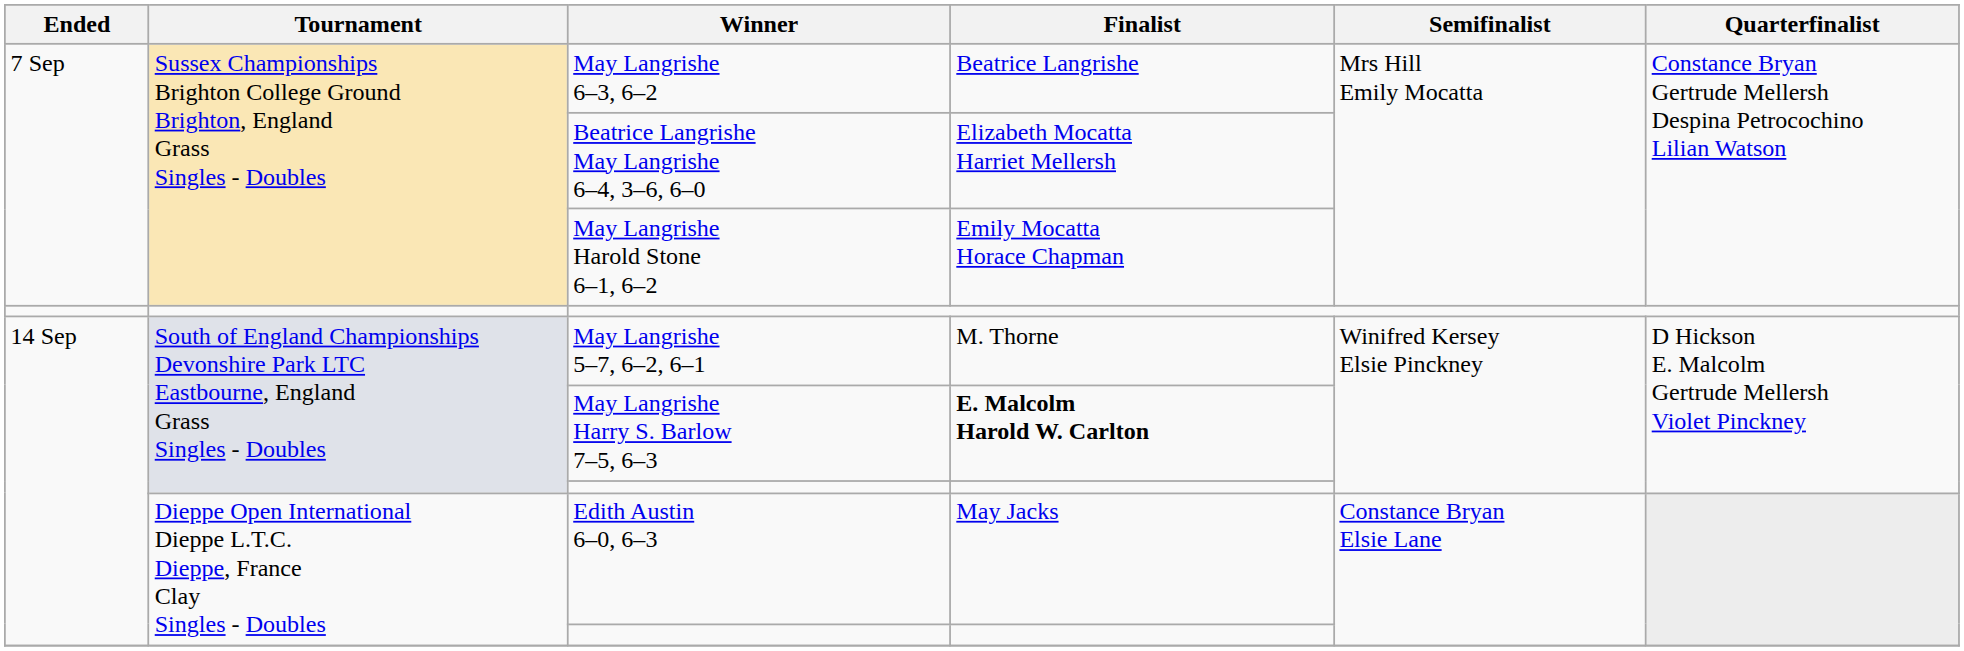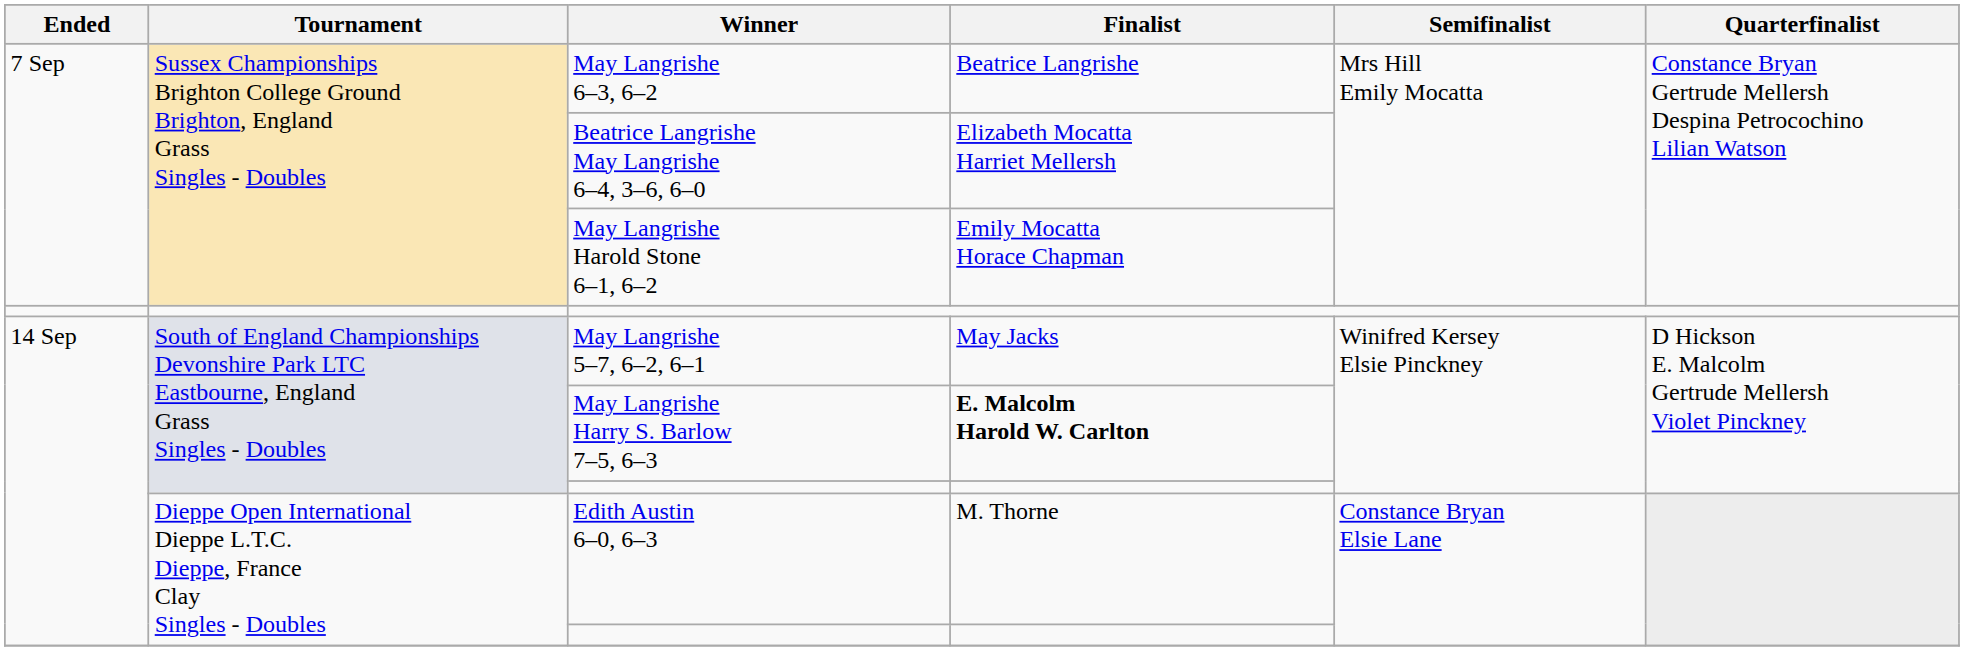(1008, 335) M. Thorne -> (1007, 335) May Jacks
(1007, 511) May Jacks -> (1008, 511) M. Thorne
